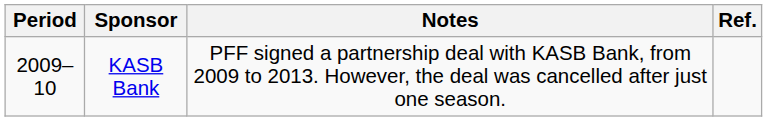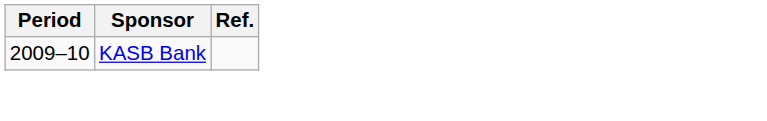- column: (450, 20)
